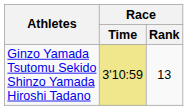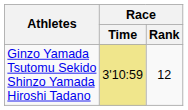(164, 75) 13 -> (164, 75) 12
